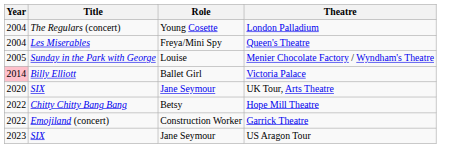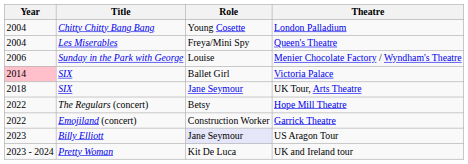(76, 27) The Regulars (concert) -> (106, 27) Chitty Chitty Bang Bang
(16, 58) 2005 -> (16, 58) 2006
(53, 74) Billy Elliott -> (65, 74) SIX
(16, 89) 2020 -> (16, 89) 2018
(79, 105) Chitty Chitty Bang Bang -> (103, 105) The Regulars (concert)
(38, 136) SIX -> (81, 136) Billy Elliott
(188, 136) no background -> (215, 136) lavender background
+ row: (314, 151)
